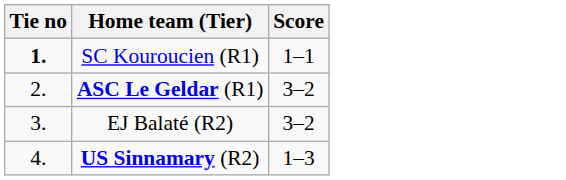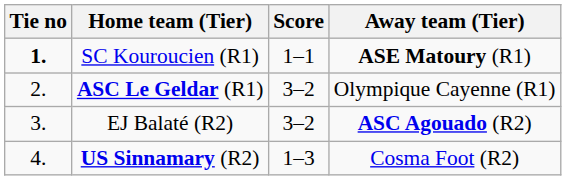+ column: (445, 21)
